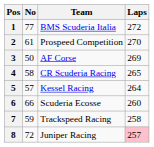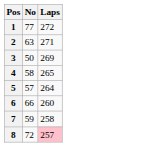- column: (82, 12)
(29, 42) 61 -> (29, 42) 63
(134, 42) 270 -> (47, 42) 271
